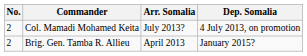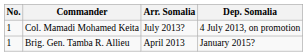(9, 28) 2 -> (9, 28) 1
(9, 44) 2 -> (9, 44) 1
